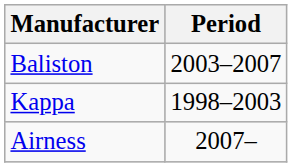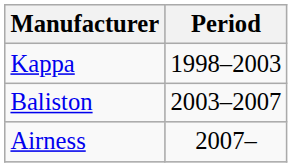rows swapped: (43, 102) <-> (52, 63)
